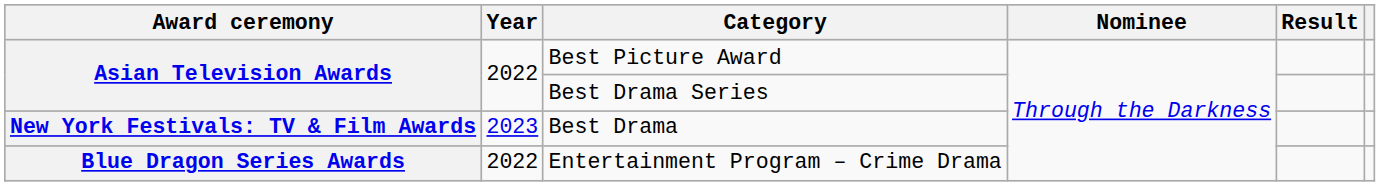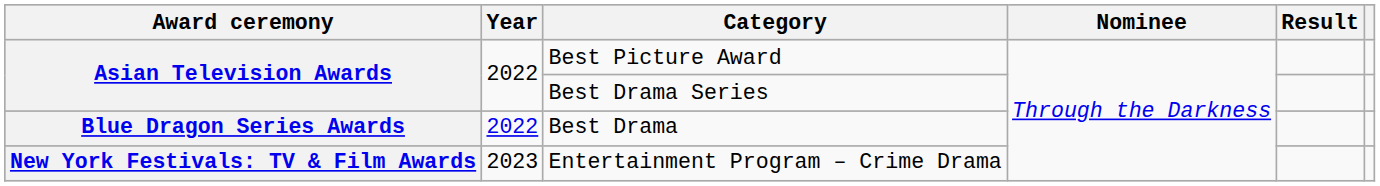(243, 128) New York Festivals: TV & Film Awards -> (243, 128) Blue Dragon Series Awards
(512, 128) 2023 -> (512, 128) 2022
(243, 163) Blue Dragon Series Awards -> (243, 163) New York Festivals: TV & Film Awards
(512, 163) 2022 -> (512, 163) 2023
